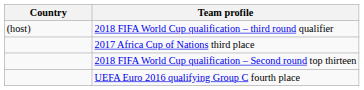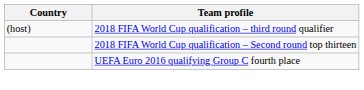- row: (175, 45)
